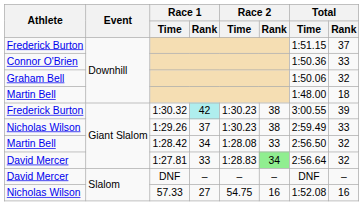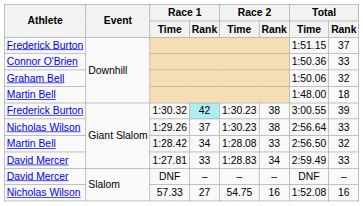(309, 128) 2:59.49 -> (309, 128) 2:56.64
(274, 160) lightgreen background -> (274, 160) no background
(309, 160) 2:56.64 -> (309, 160) 2:59.49
(344, 160) 32 -> (344, 160) 33
